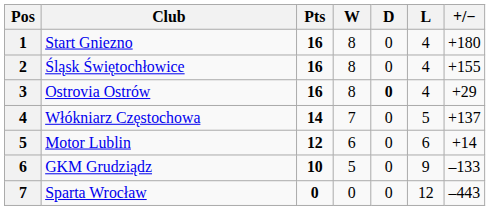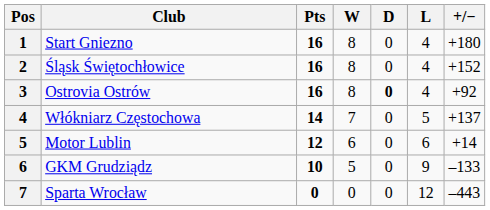(464, 67) +155 -> (464, 67) +152
(464, 92) +29 -> (464, 92) +92
